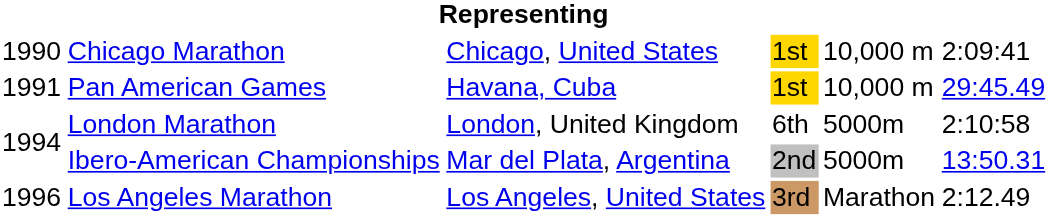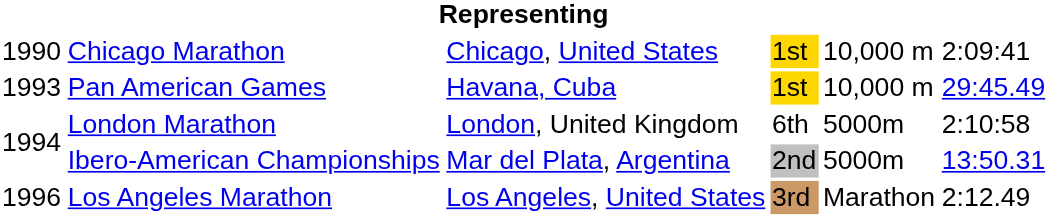(32, 87) 1991 -> (32, 87) 1993
